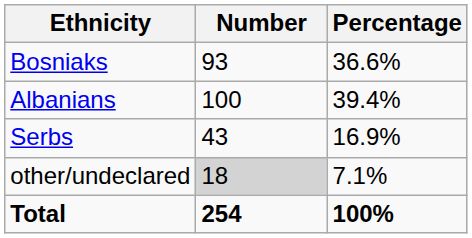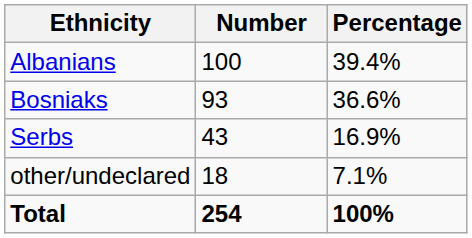rows swapped: (63, 99) <-> (59, 61)
(215, 175) lightgrey background -> (215, 175) no background
